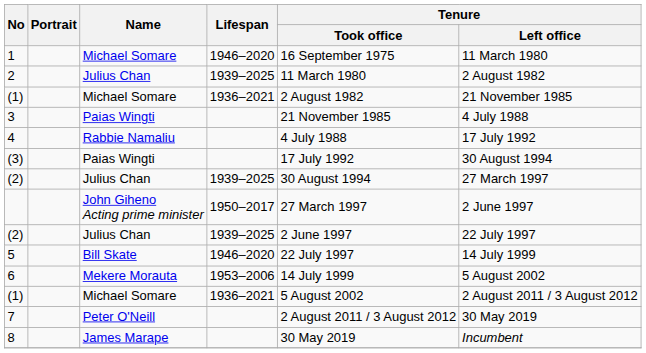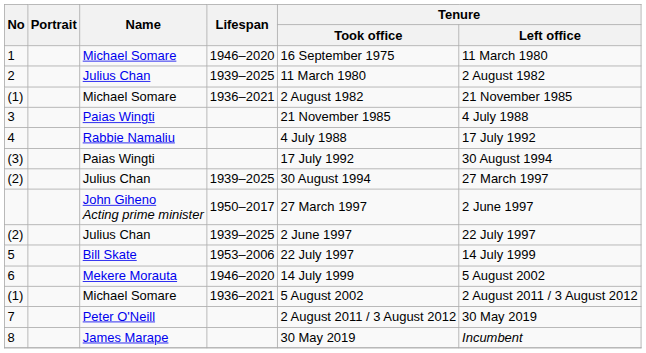(242, 255) 1946–2020 -> (242, 255) 1953–2006
(242, 276) 1953–2006 -> (242, 276) 1946–2020
